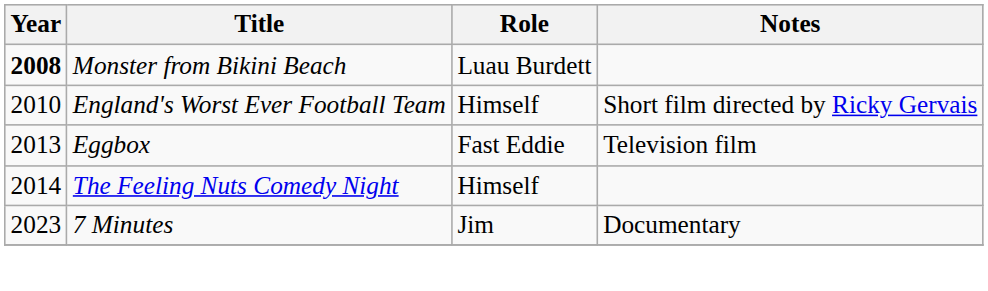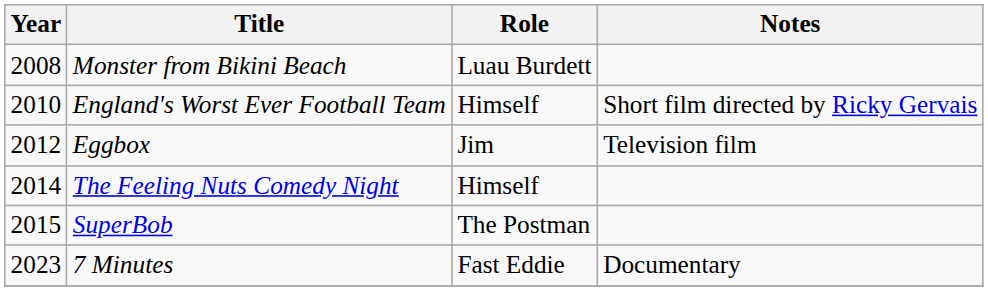(36, 64) bold -> (36, 64) normal
(36, 144) 2013 -> (36, 144) 2012
(511, 144) Fast Eddie -> (476, 144) Jim
+ row: (123, 225)
(476, 225) Jim -> (511, 265) Fast Eddie
